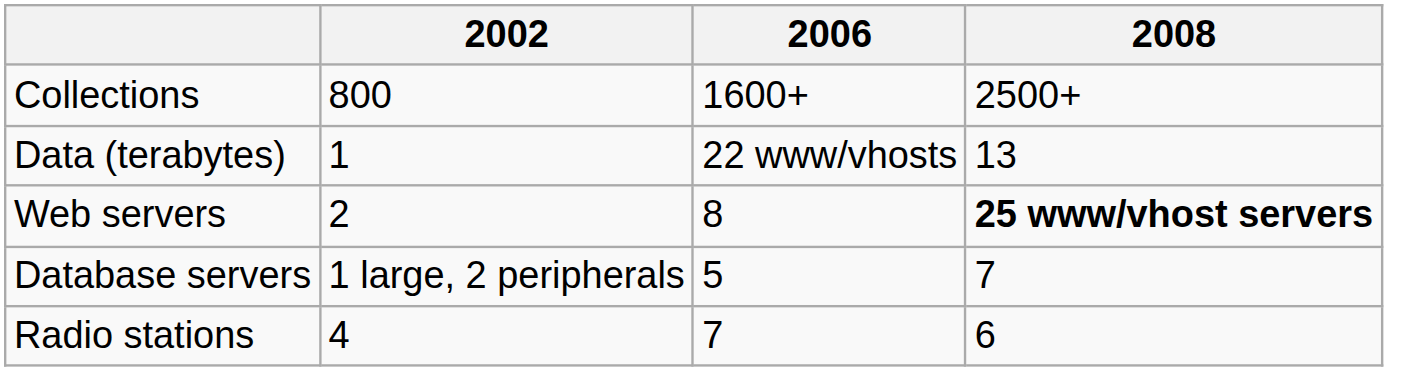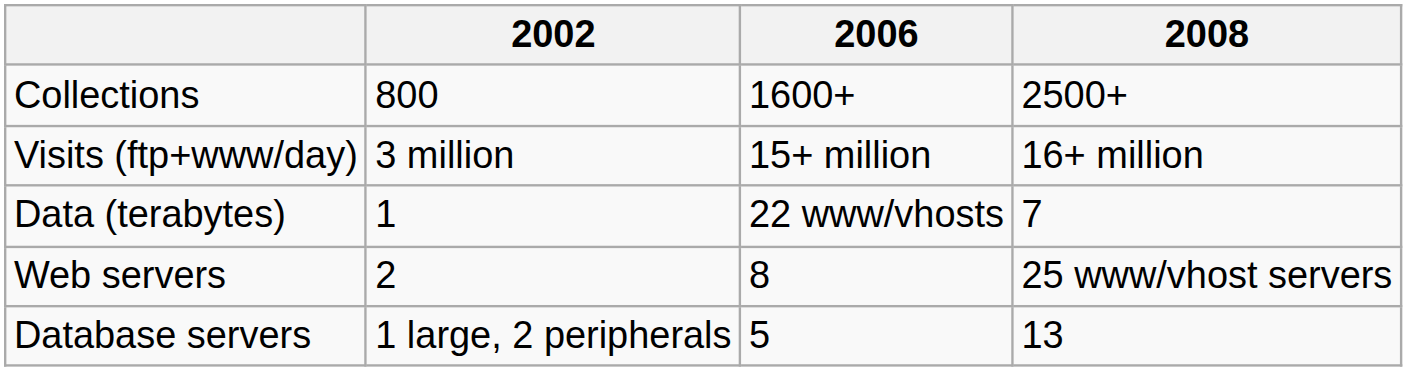+ row: (186, 154)
(996, 154) 13 -> (1032, 214) 7
(1174, 214) bold -> (1207, 275) normal
(985, 275) 7 -> (1043, 335) 13
- row: (134, 335)
